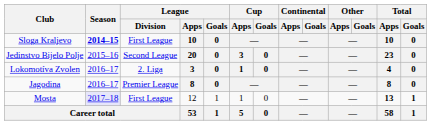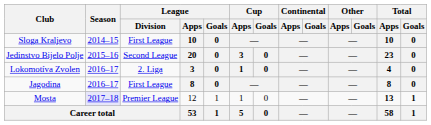(103, 41) bold -> (103, 41) normal
(150, 84) Premier League -> (150, 84) First League
(150, 99) First League -> (150, 99) Premier League
